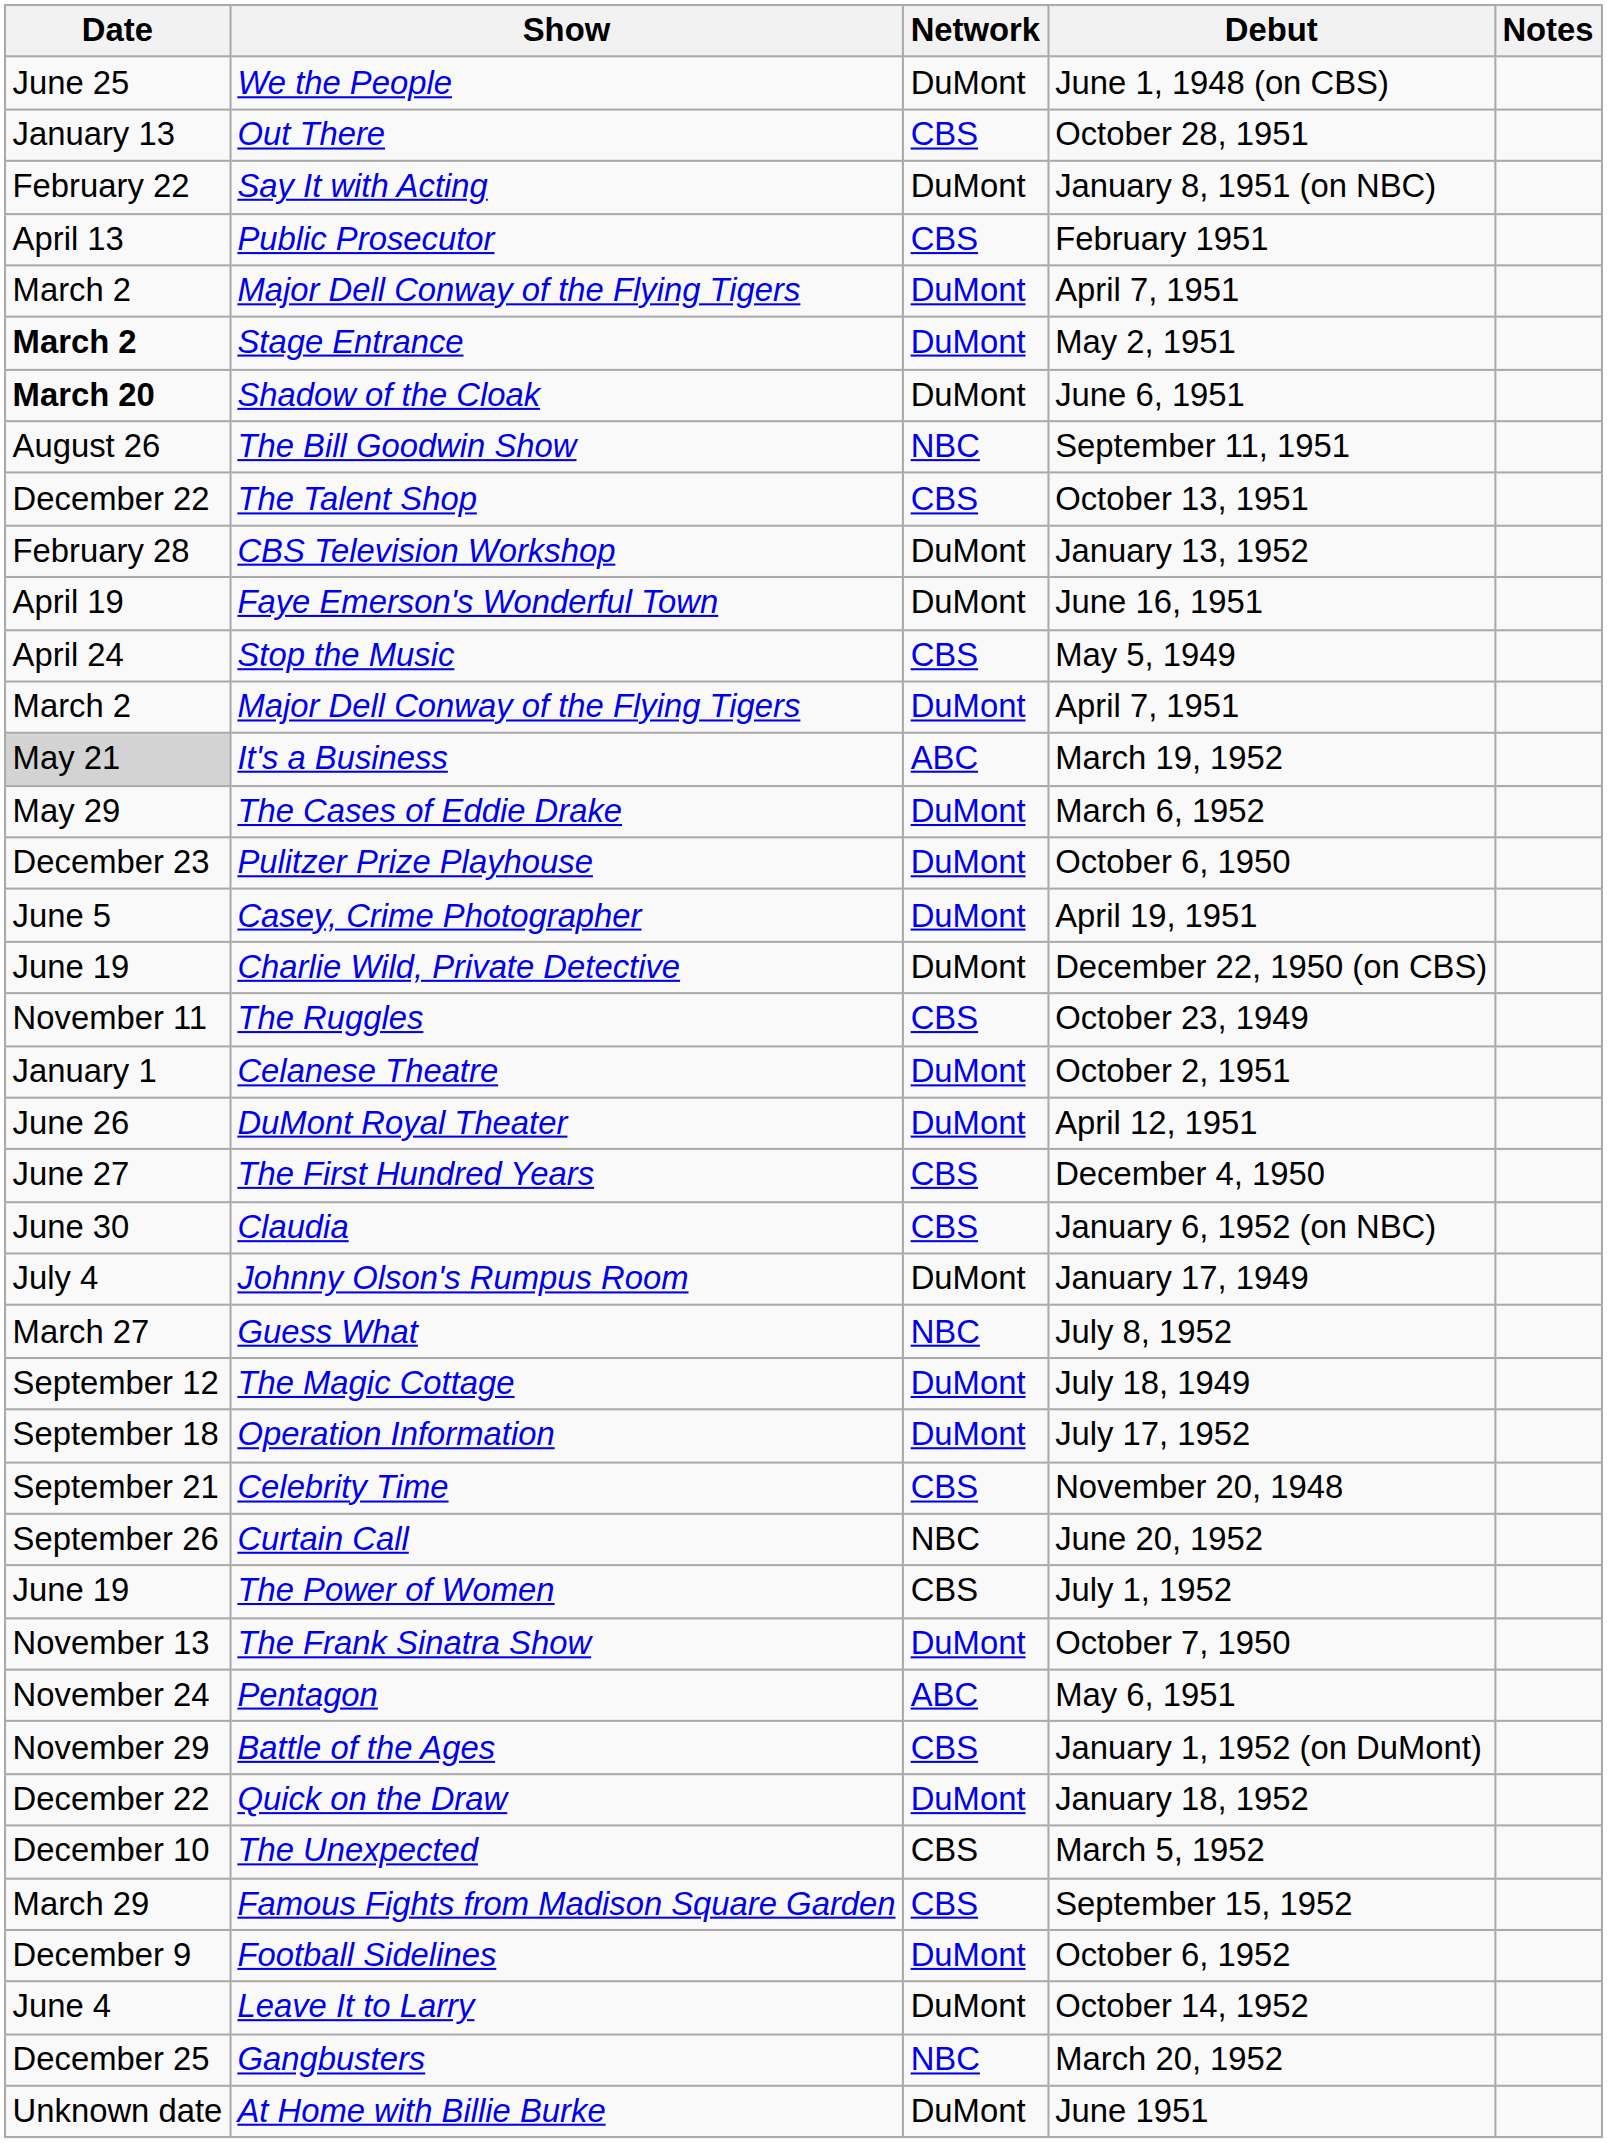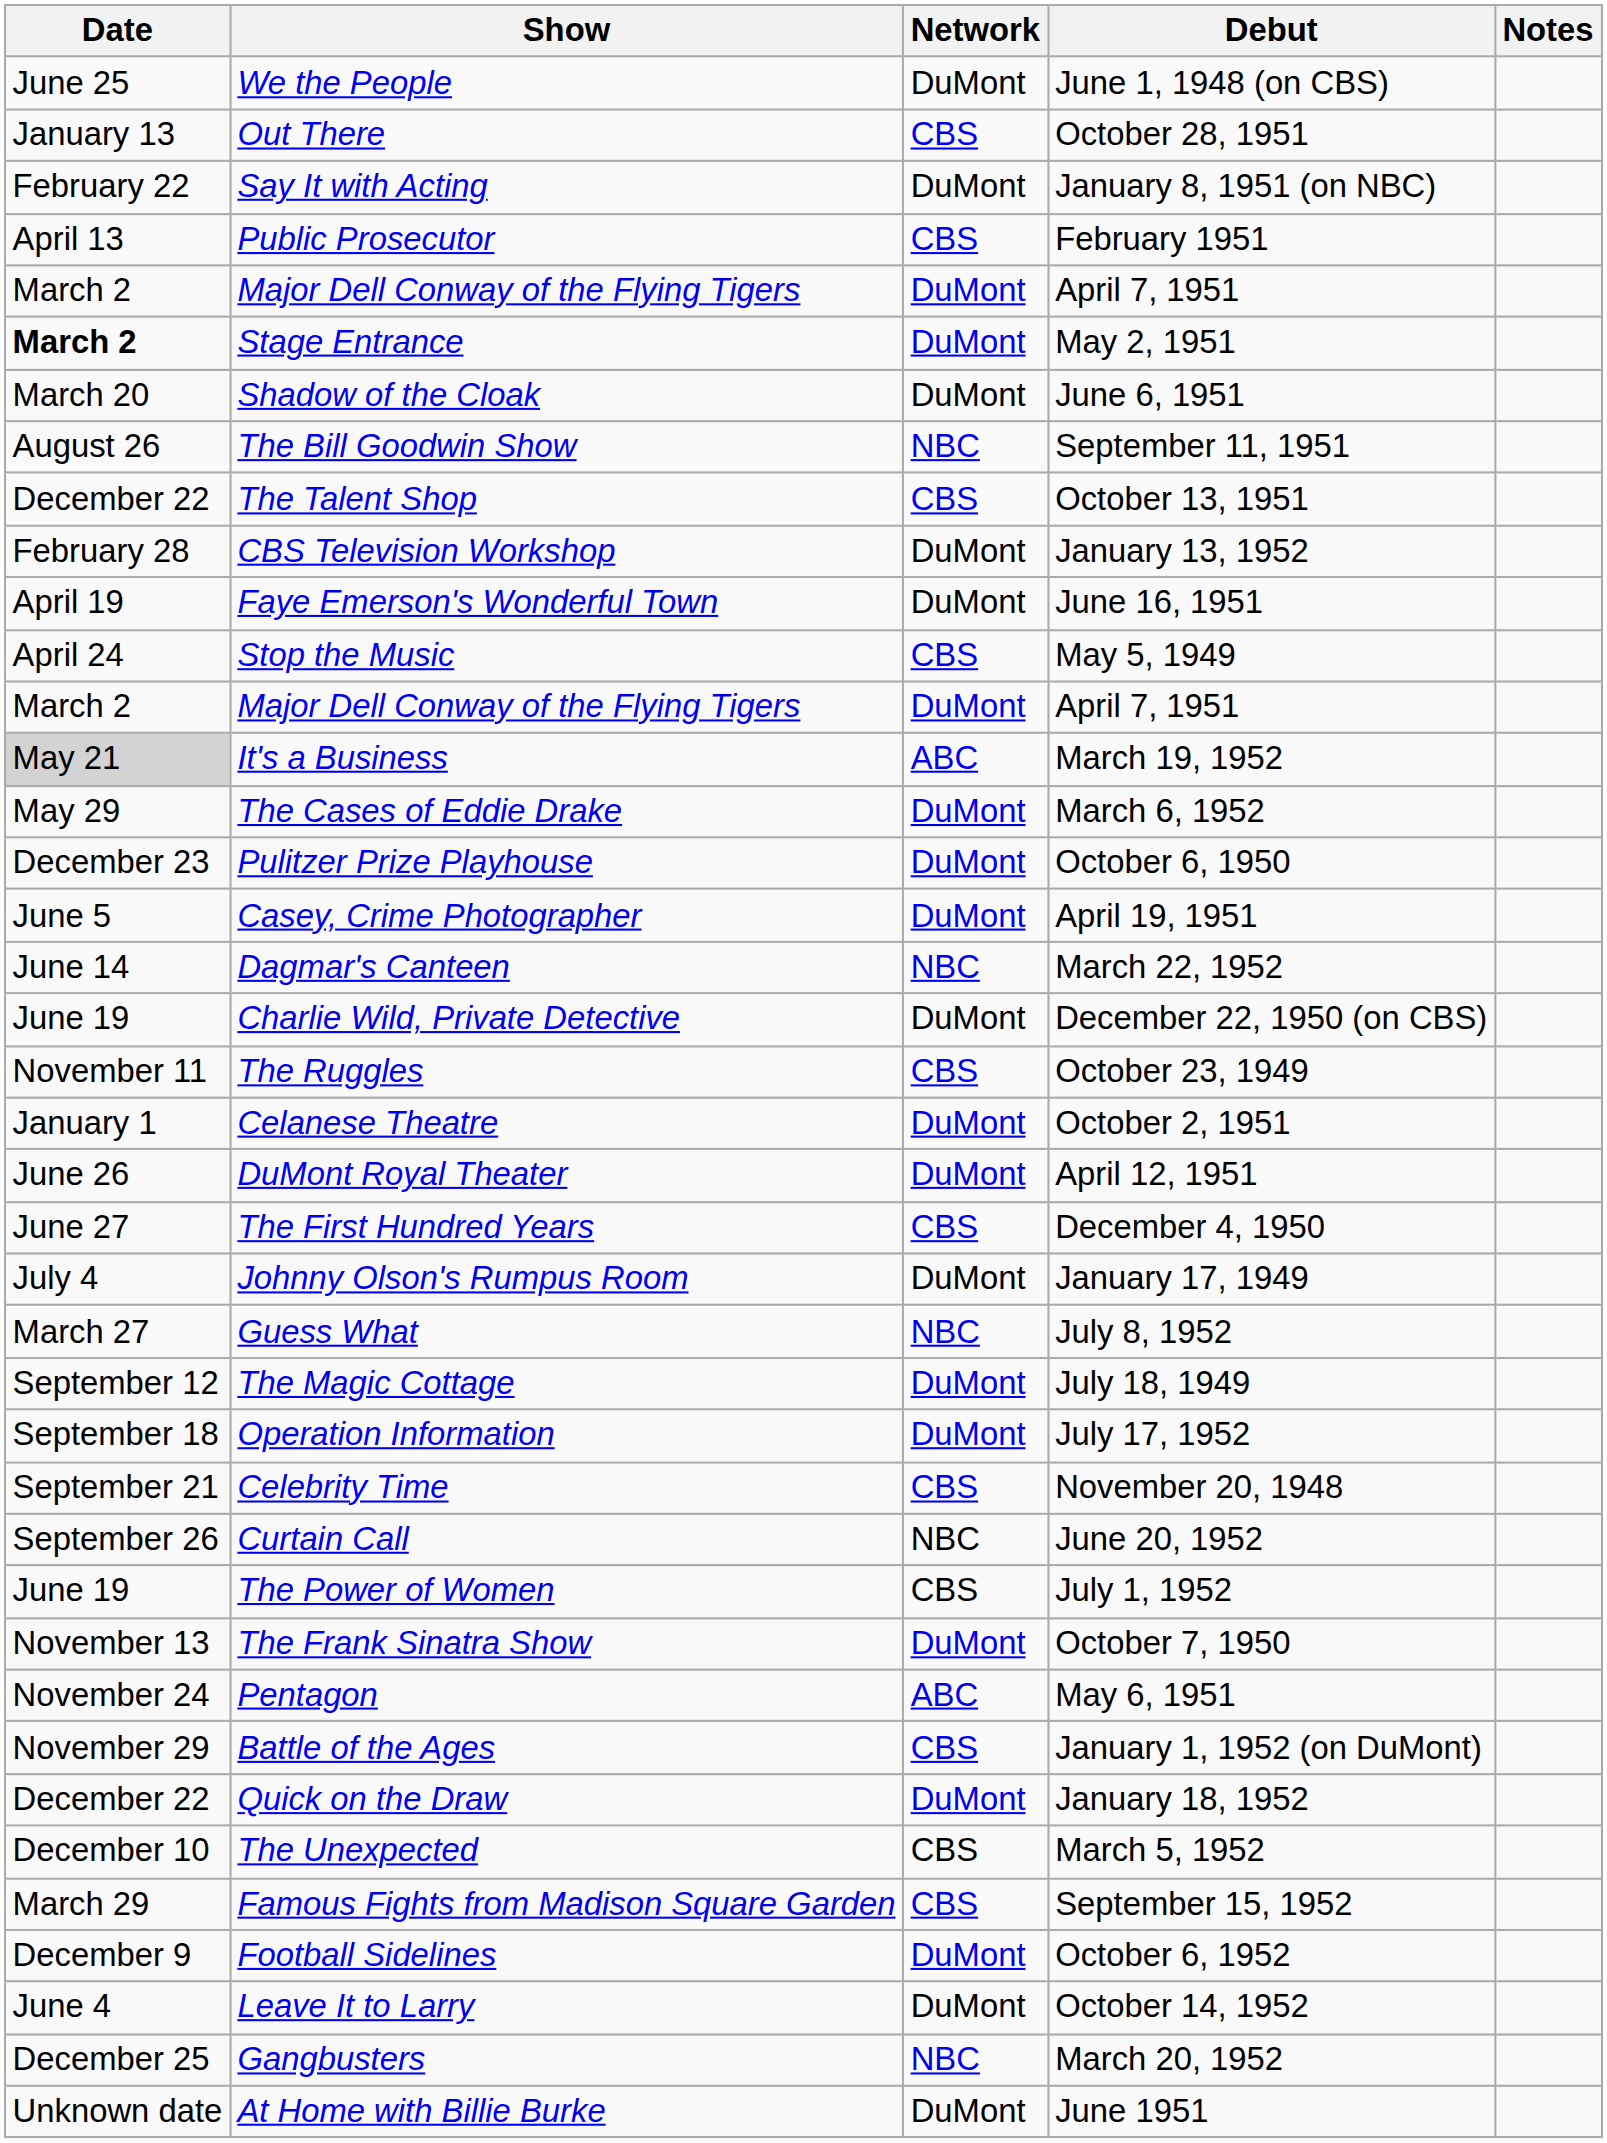(84, 394) bold -> (81, 394) normal
+ row: (374, 966)
- row: (293, 1226)
